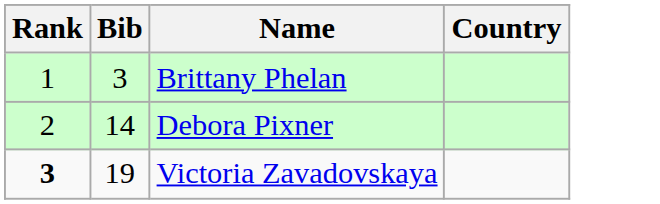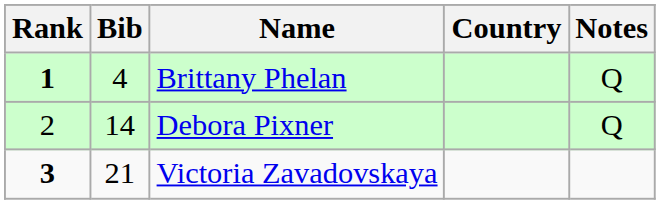+ column: (612, 28)
(47, 76) normal -> (47, 76) bold
(120, 76) 3 -> (120, 76) 4
(120, 173) 19 -> (120, 173) 21
